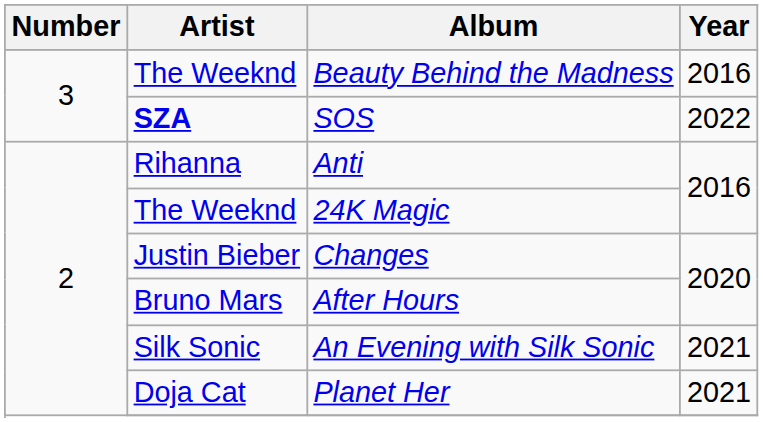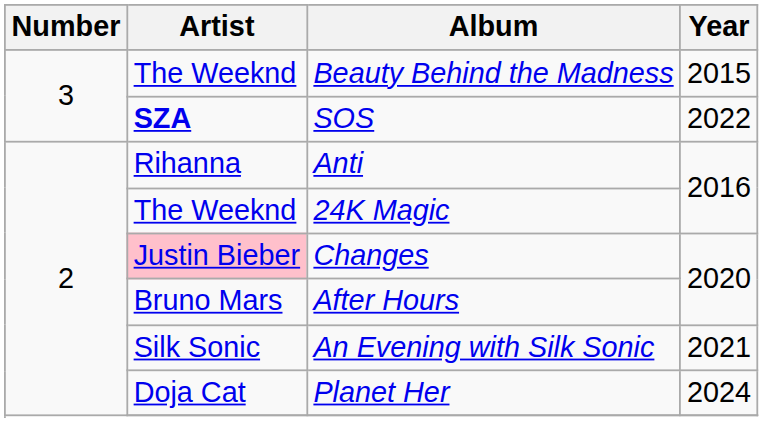(719, 73) 2016 -> (719, 73) 2015
(217, 255) no background -> (217, 255) pink background
(719, 392) 2021 -> (719, 392) 2024
